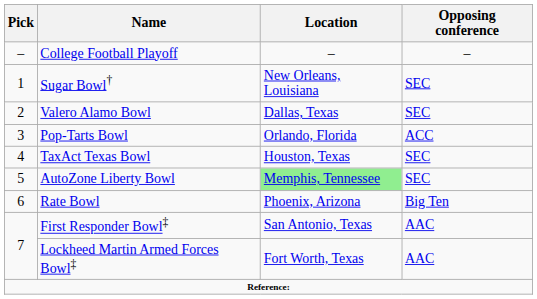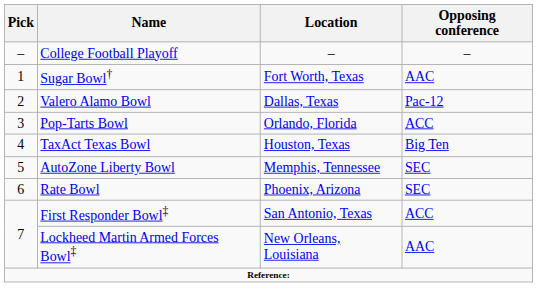(302, 83) New Orleans, Louisiana -> (314, 77) Fort Worth, Texas
(418, 83) SEC -> (420, 77) AAC
(418, 113) SEC -> (424, 101) Pac-12
(418, 157) SEC -> (427, 145) Big Ten
(322, 179) lightgreen background -> (322, 167) no background
(427, 201) Big Ten -> (418, 189) SEC
(420, 225) AAC -> (419, 213) ACC
(314, 259) Fort Worth, Texas -> (302, 247) New Orleans, Louisiana
